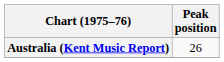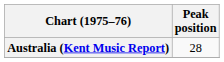(196, 47) 26 -> (196, 47) 28
